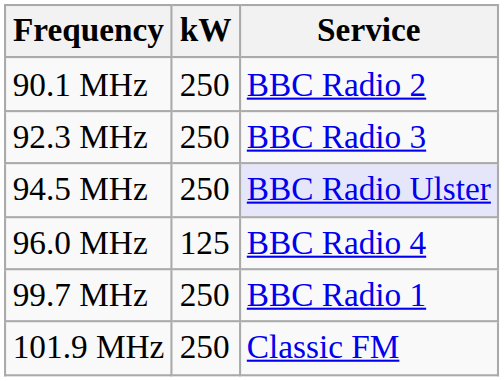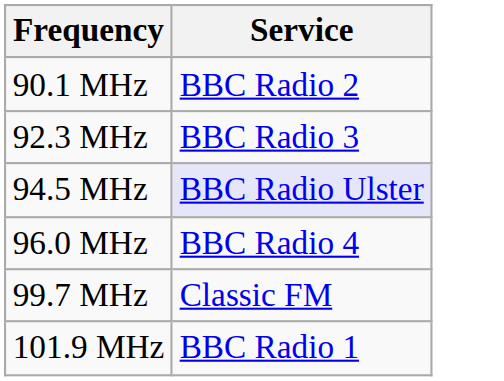- column: (206, 30)
(336, 294) BBC Radio 1 -> (256, 294) Classic FM
(323, 347) Classic FM -> (269, 347) BBC Radio 1
